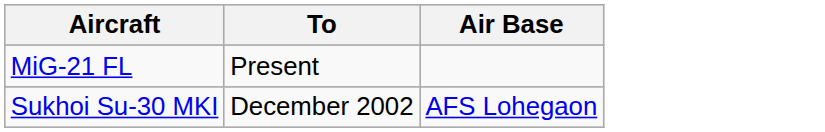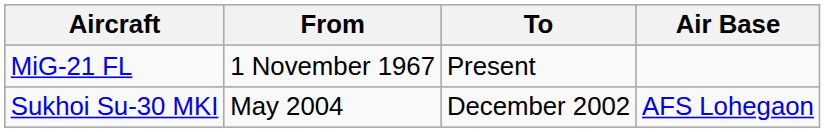+ column: (333, 24)
